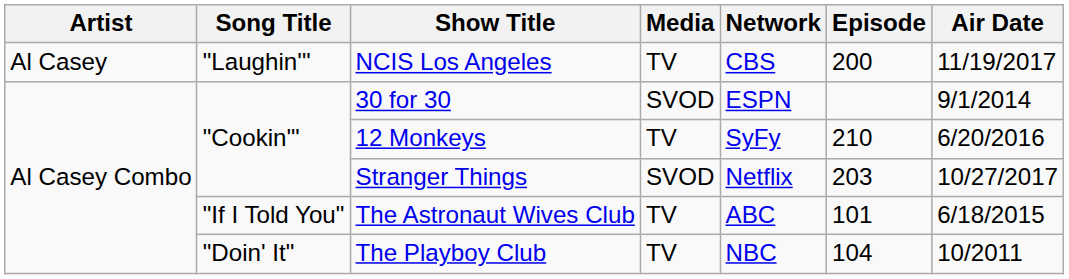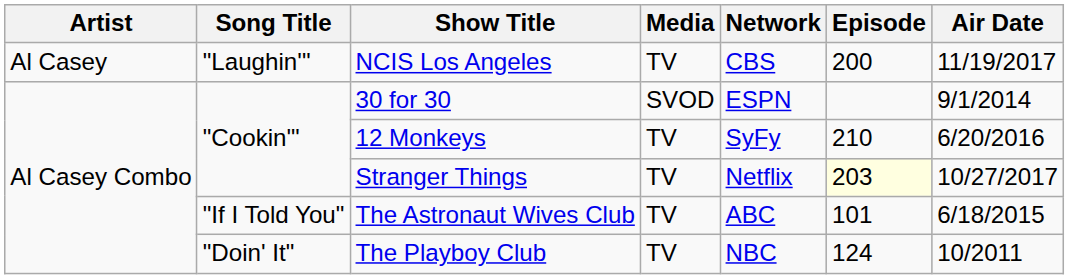(680, 176) SVOD -> (661, 176) TV
(852, 176) no background -> (852, 176) lightyellow background
(852, 253) 104 -> (852, 253) 124
